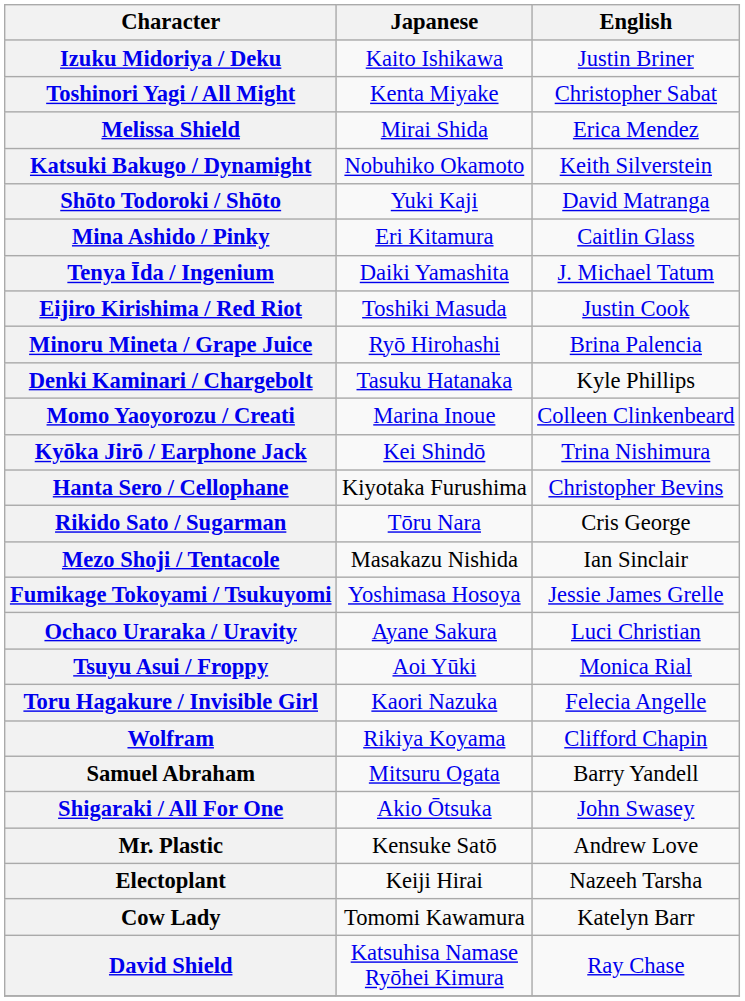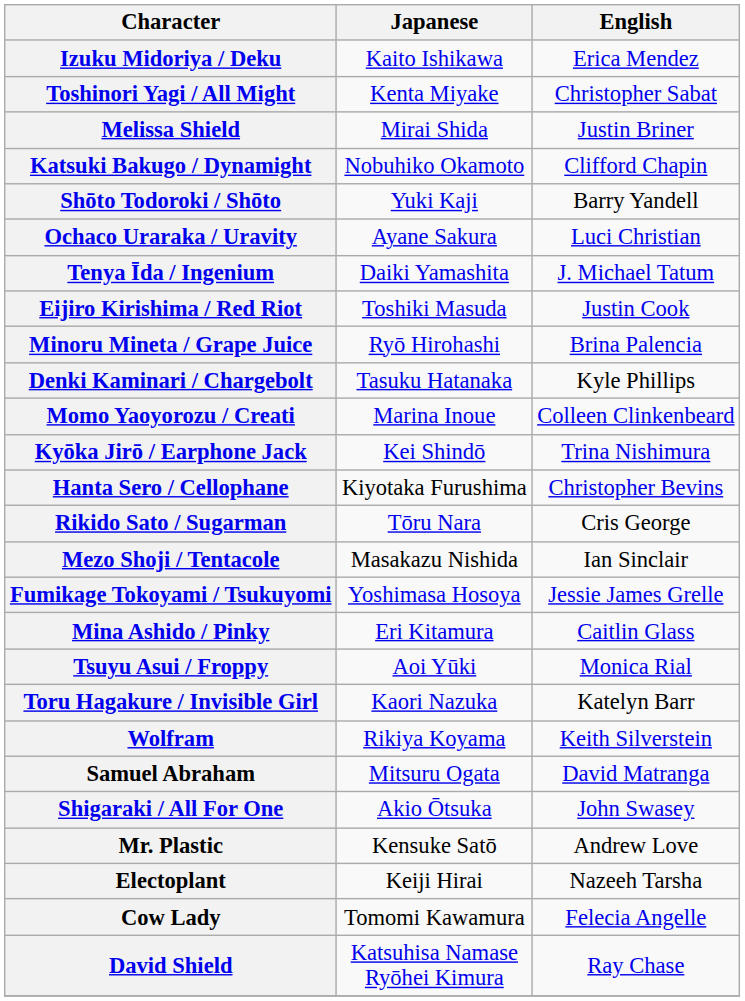(636, 58) Justin Briner -> (636, 58) Erica Mendez
(636, 129) Erica Mendez -> (636, 129) Justin Briner
(636, 165) Keith Silverstein -> (636, 165) Clifford Chapin
(636, 201) David Matranga -> (636, 201) Barry Yandell
rows swapped: (171, 630) <-> (171, 237)
(636, 702) Felecia Angelle -> (636, 702) Katelyn Barr
(636, 737) Clifford Chapin -> (636, 737) Keith Silverstein
(636, 773) Barry Yandell -> (636, 773) David Matranga
(636, 916) Katelyn Barr -> (636, 916) Felecia Angelle
